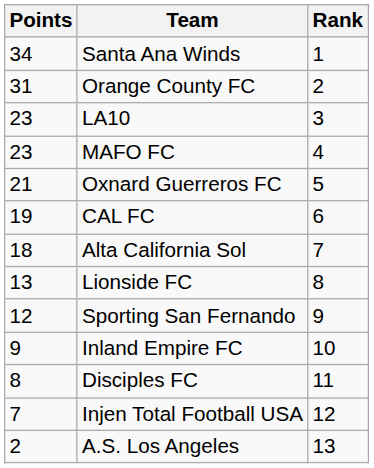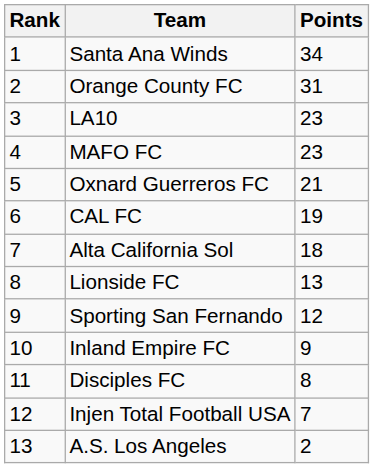columns swapped: (338, 20) <-> (41, 20)
